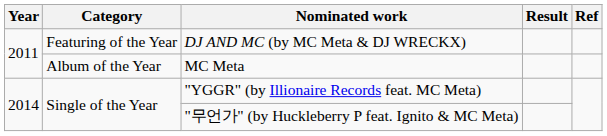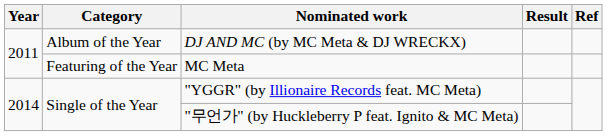(112, 41) Featuring of the Year -> (104, 41) Album of the Year
(104, 66) Album of the Year -> (112, 66) Featuring of the Year
